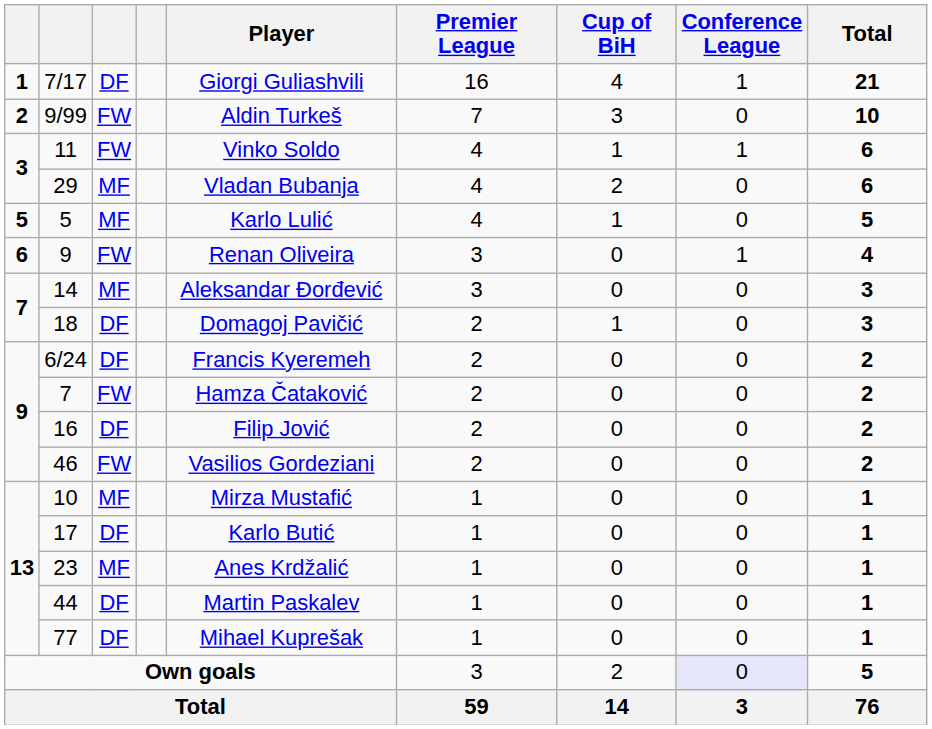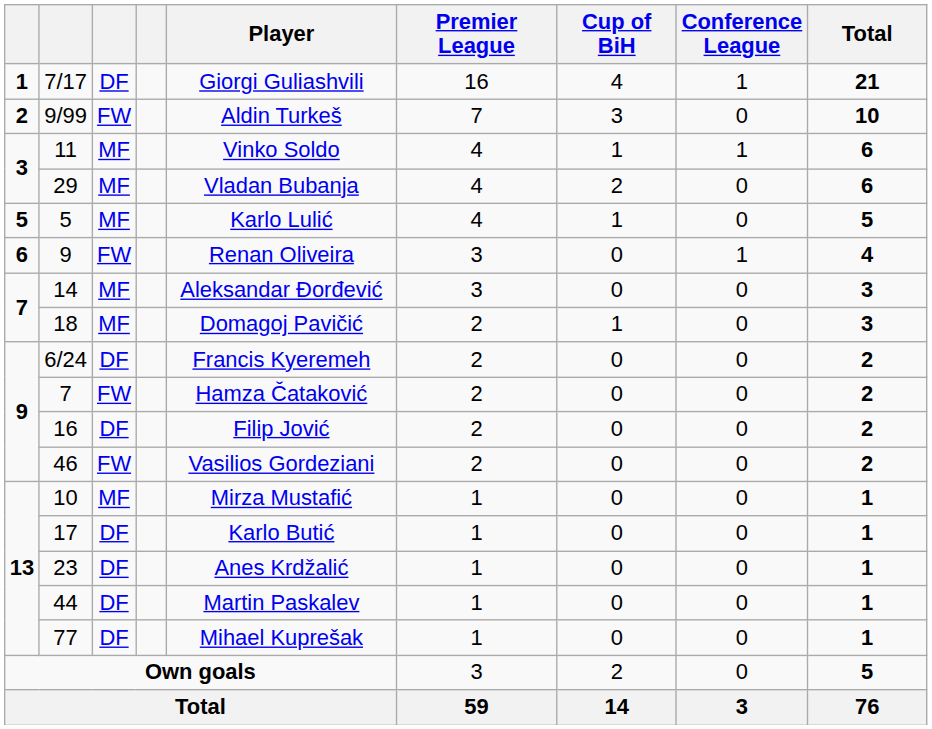(114, 150) FW -> (114, 150) MF
(114, 324) DF -> (114, 324) MF
(114, 567) MF -> (114, 567) DF
(742, 672) lavender background -> (742, 672) no background
